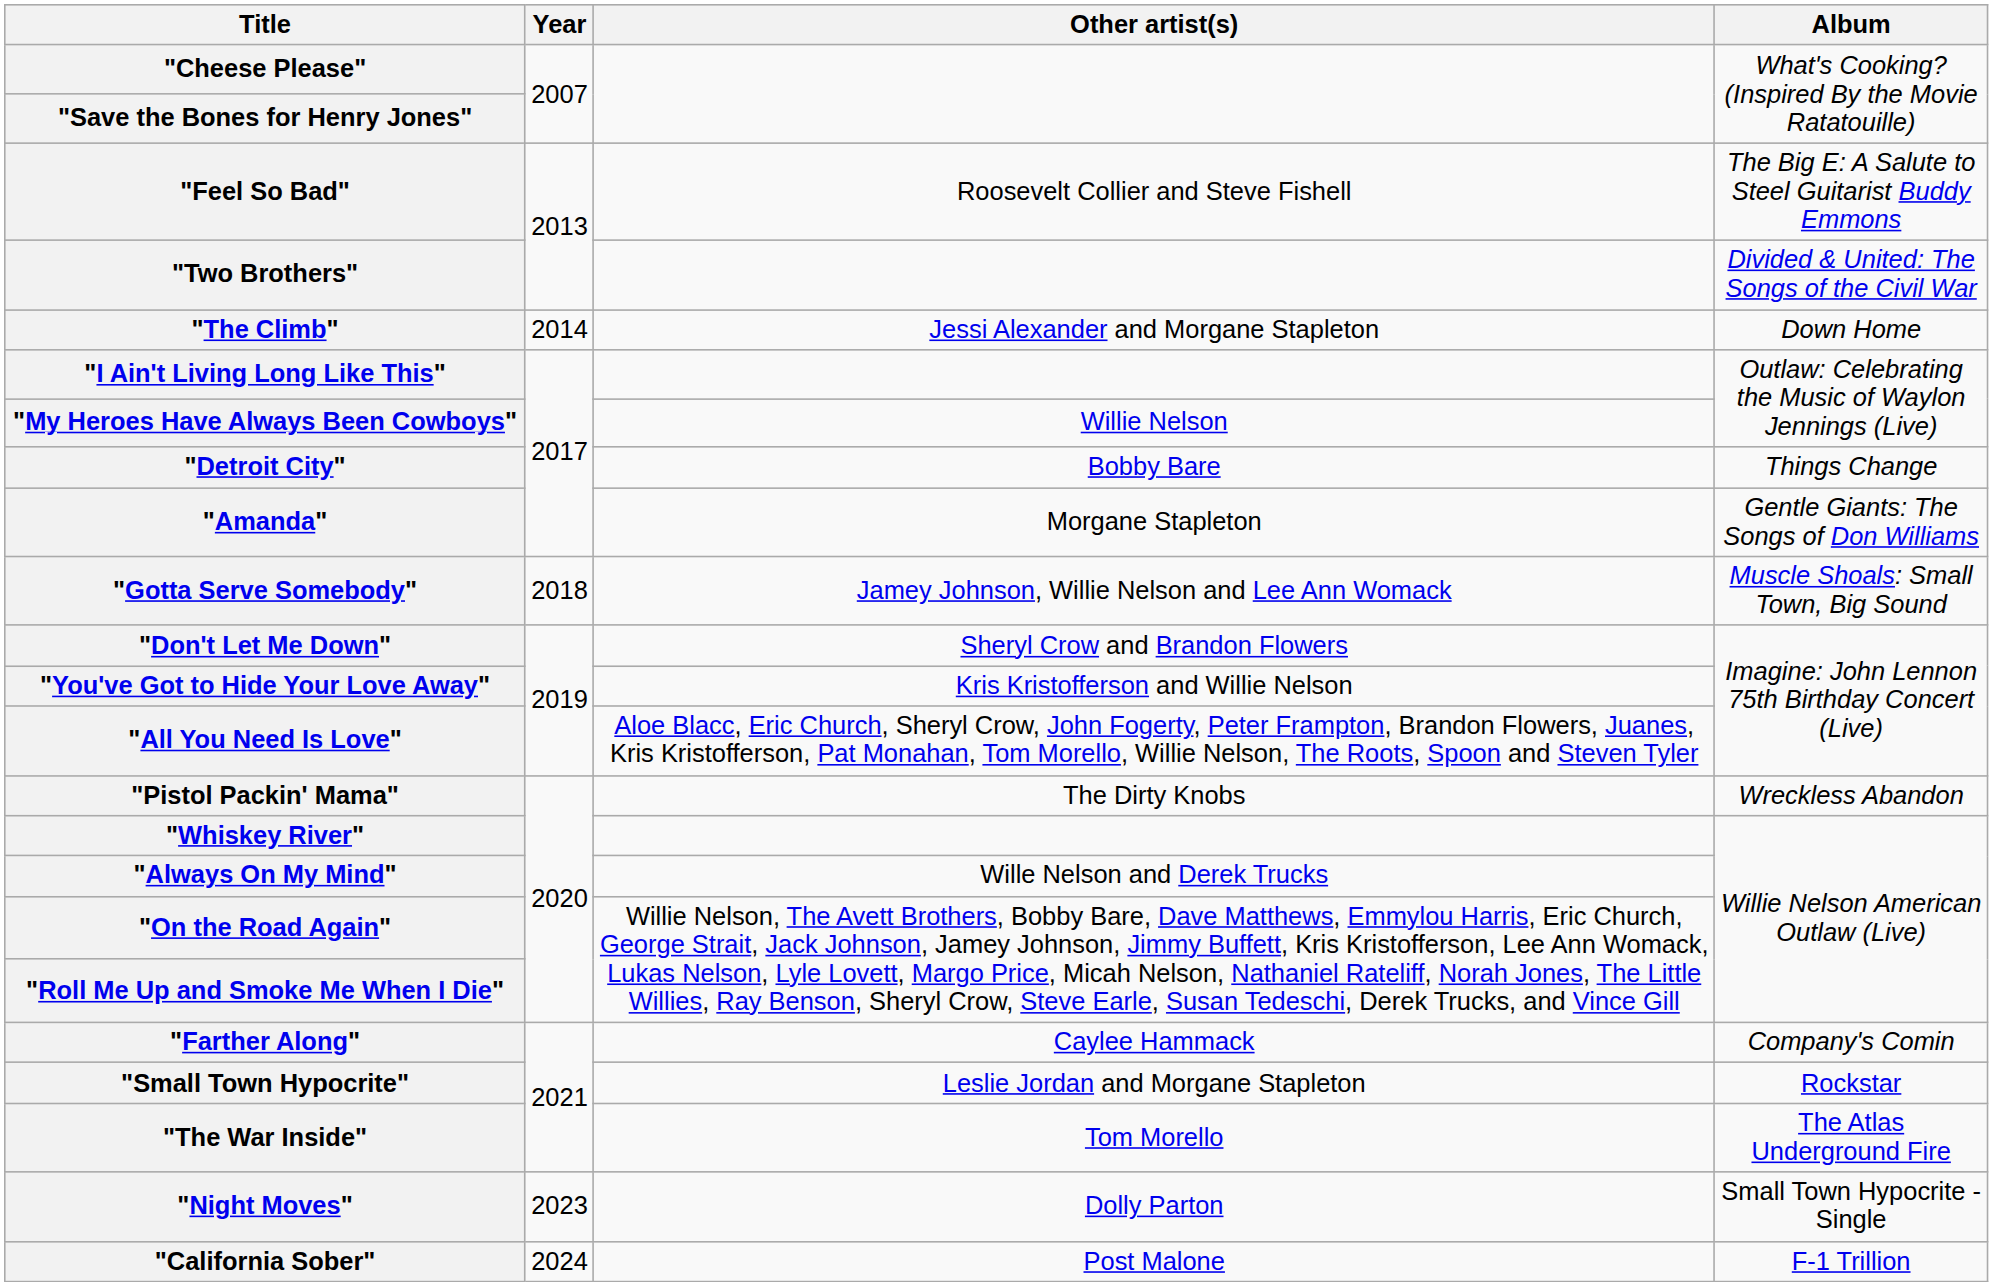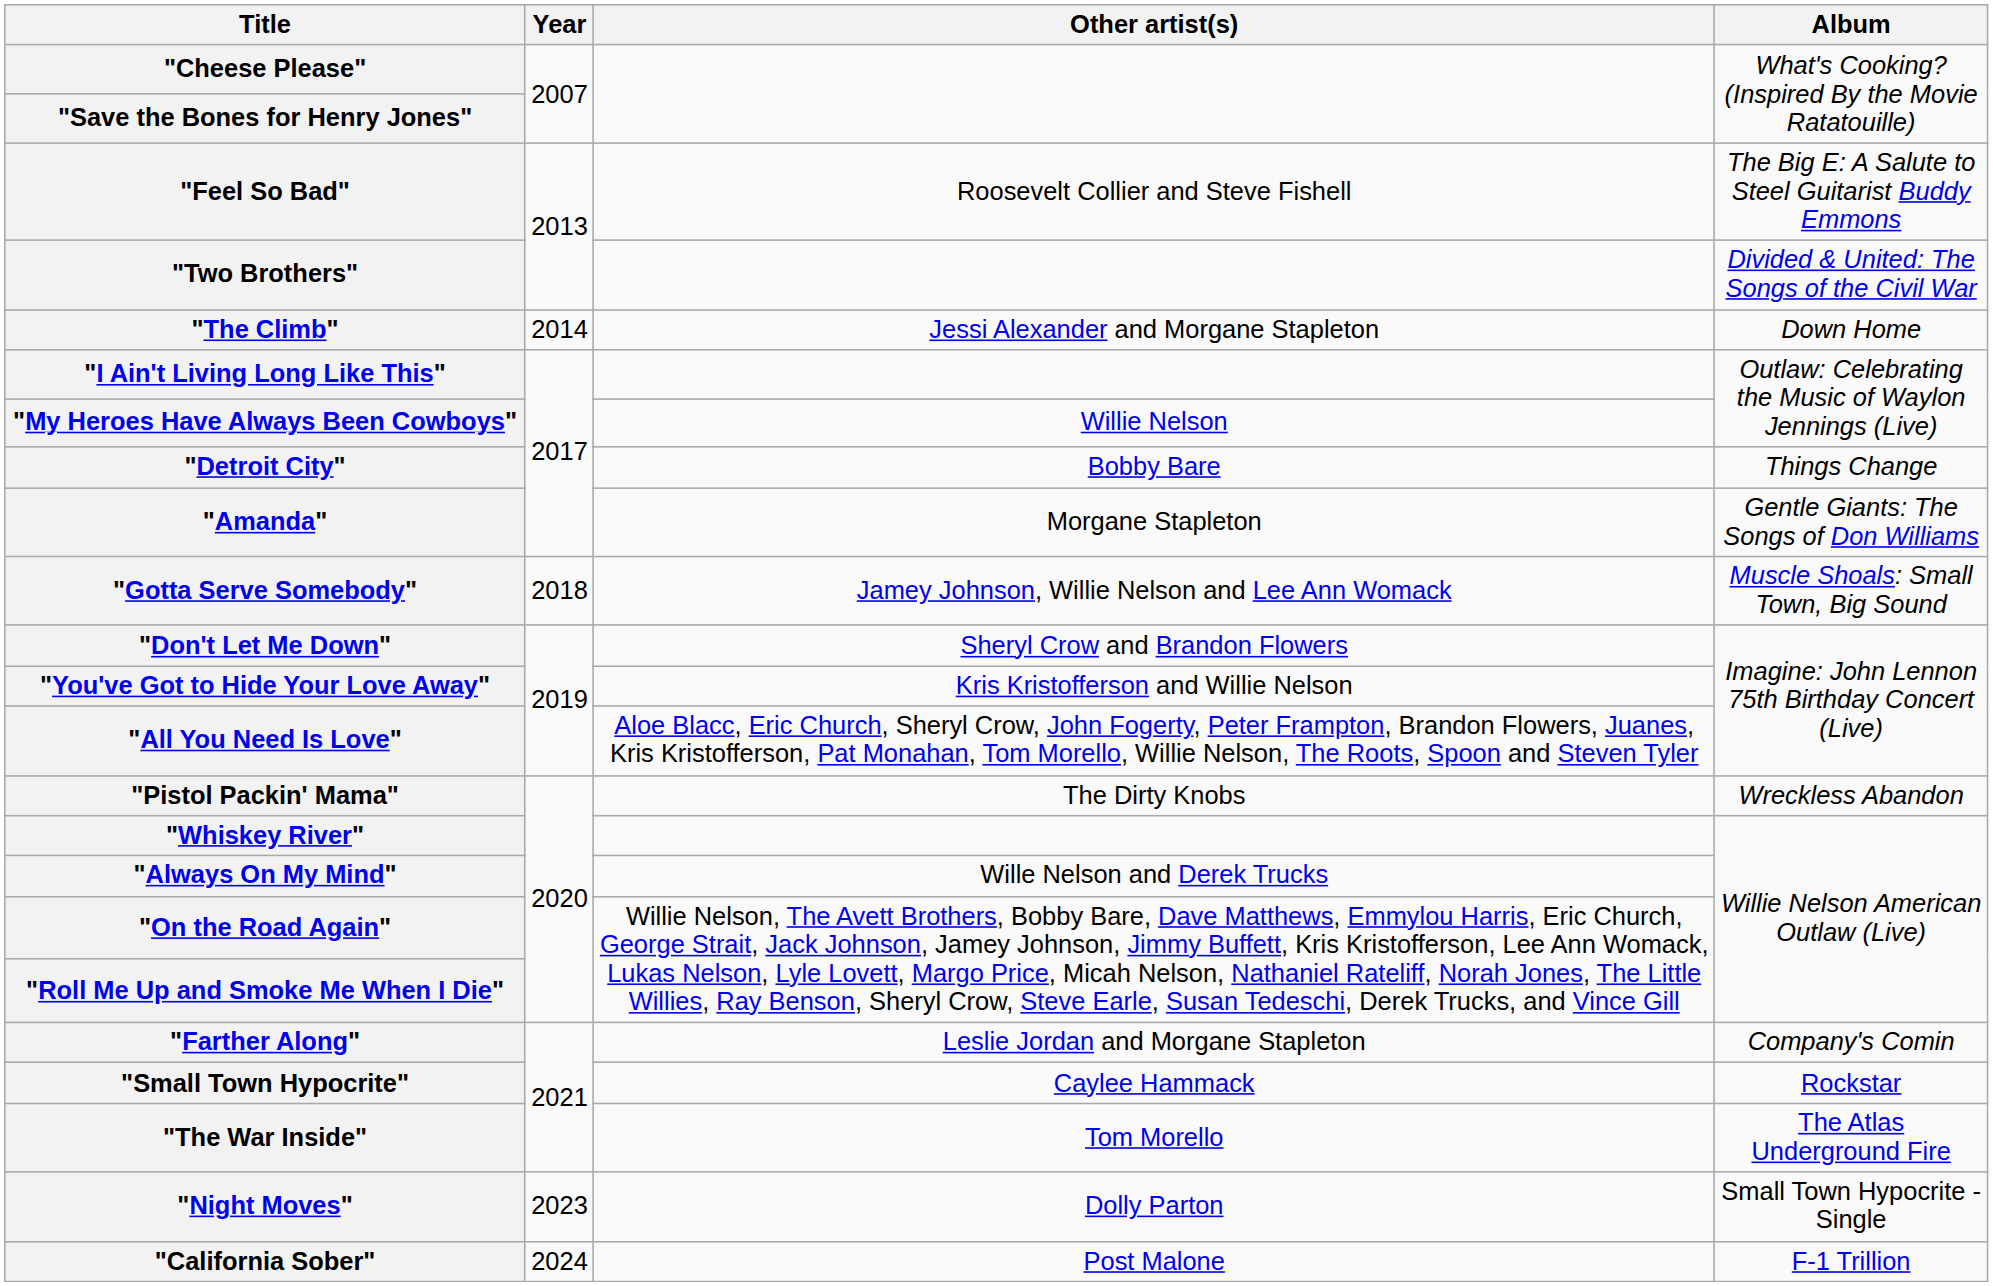(1154, 1042) Caylee Hammack -> (1154, 1042) Leslie Jordan and Morgane Stapleton
(1154, 1082) Leslie Jordan and Morgane Stapleton -> (1154, 1082) Caylee Hammack
